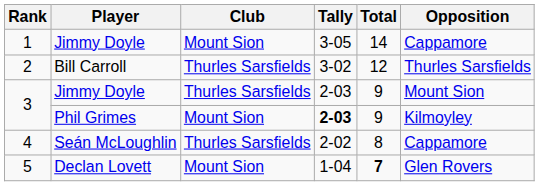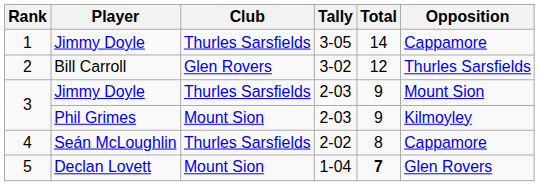(224, 42) Mount Sion -> (247, 42) Thurles Sarsfields
(247, 67) Thurles Sarsfields -> (228, 67) Glen Rovers
(335, 117) bold -> (335, 117) normal
